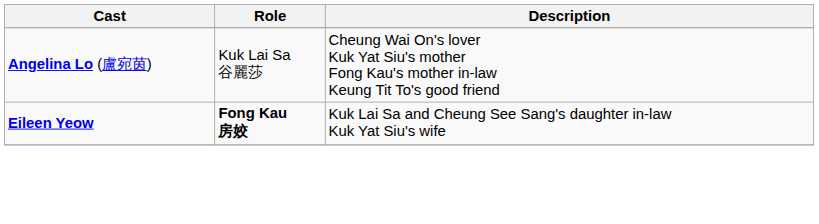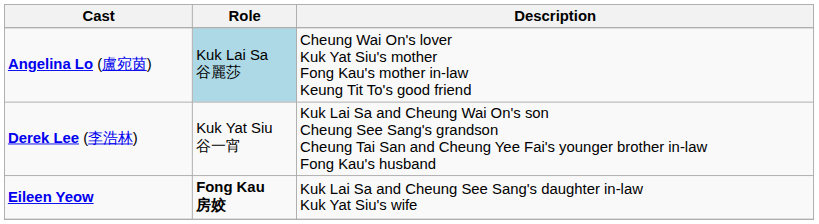(254, 64) no background -> (232, 64) lightblue background
+ row: (73, 138)
